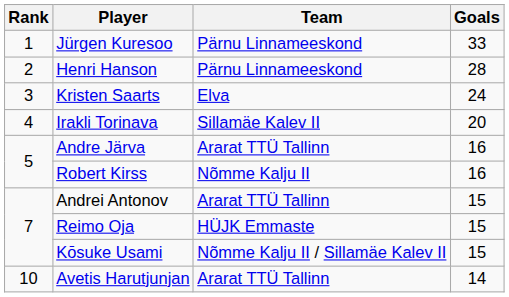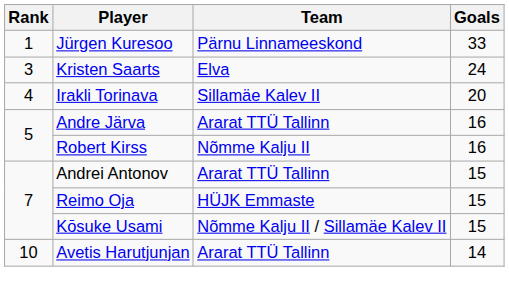- row: (107, 69)
